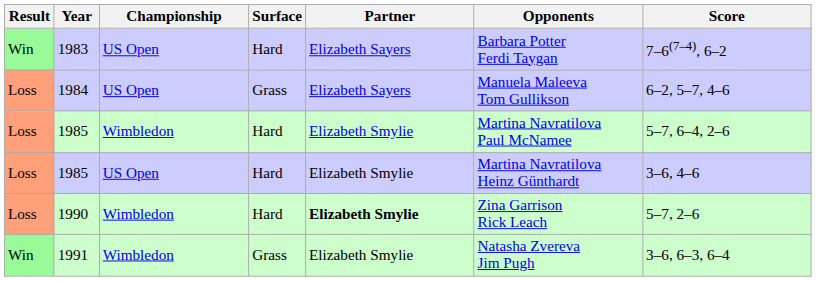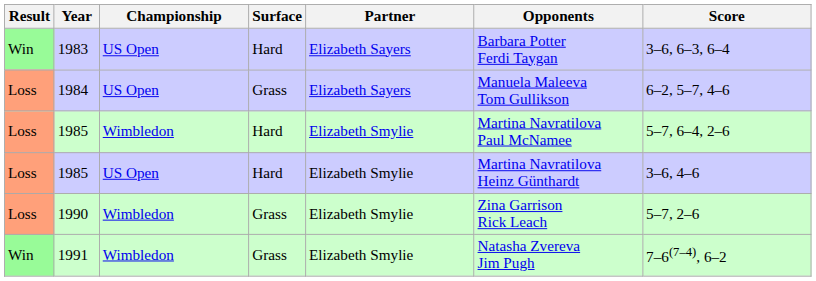(686, 49) 7–6(7–4), 6–2 -> (688, 49) 3–6, 6–3, 6–4
(267, 214) Hard -> (270, 214) Grass
(364, 214) bold -> (361, 214) normal
(688, 255) 3–6, 6–3, 6–4 -> (686, 255) 7–6(7–4), 6–2
